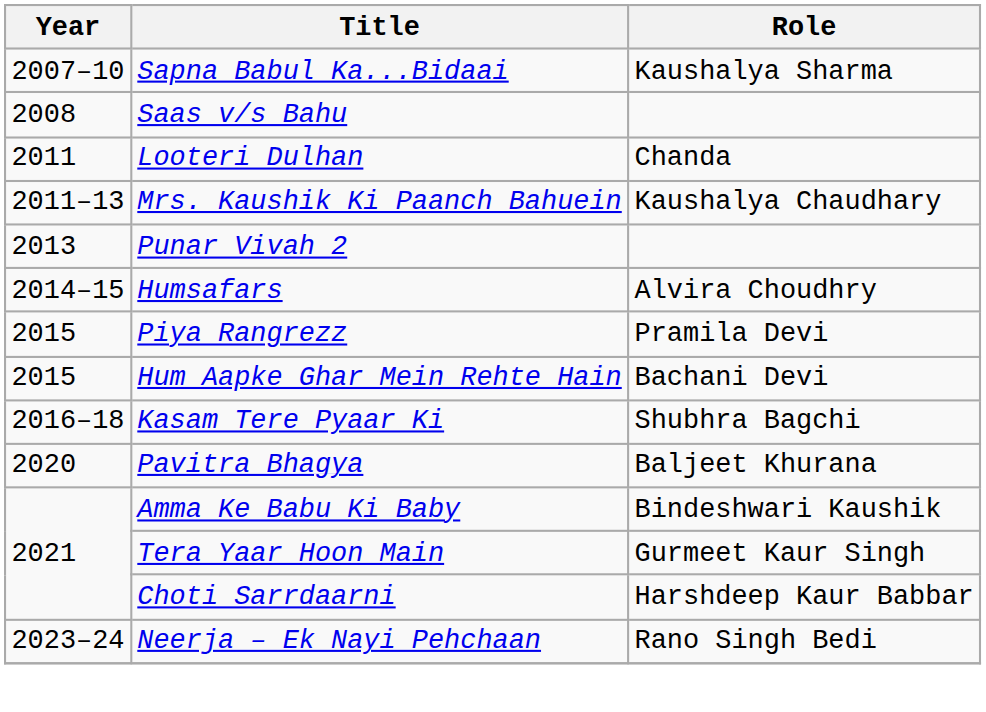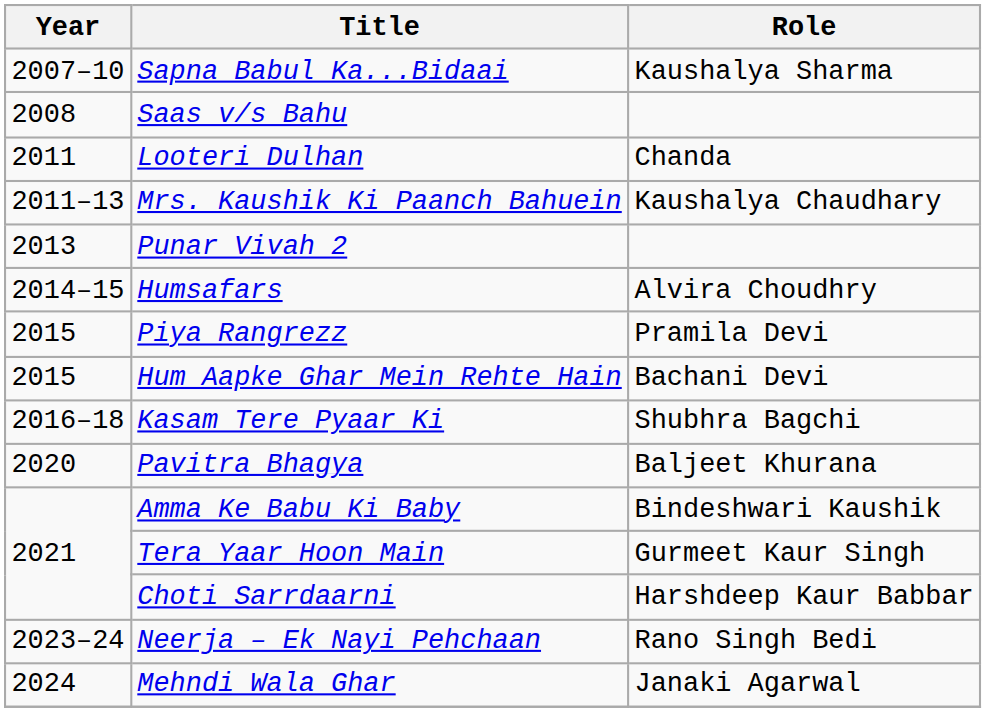+ row: (266, 685)
